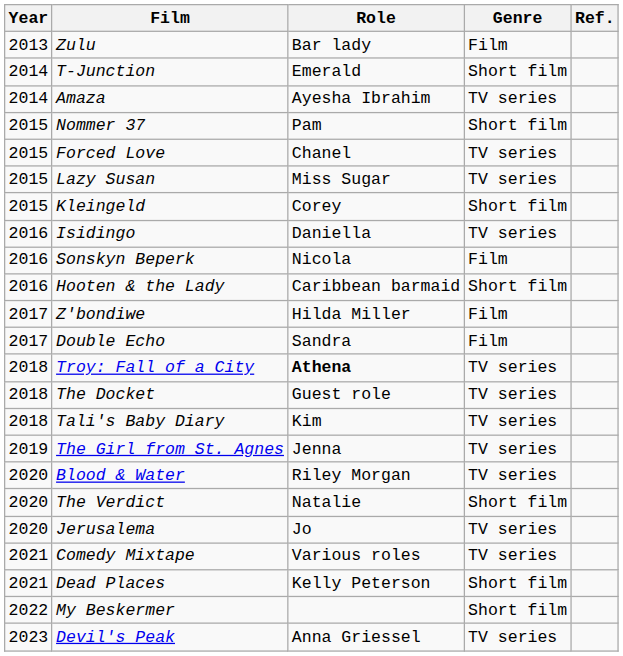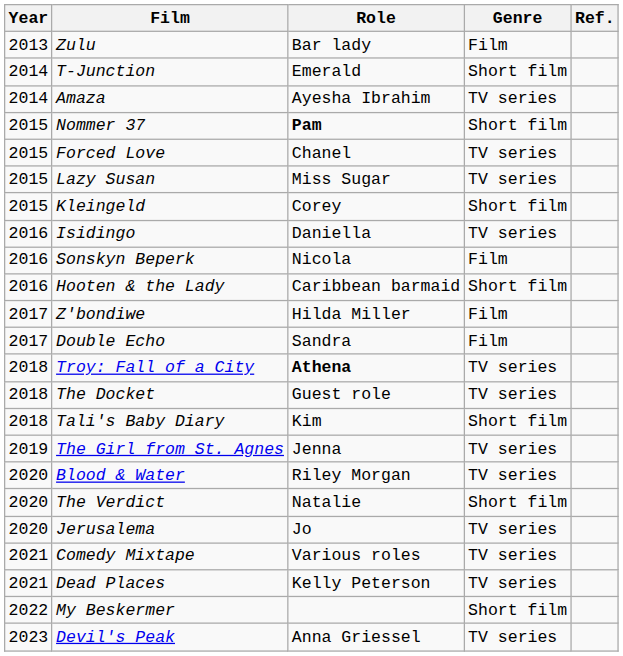(307, 126) normal -> (307, 126) bold
(513, 422) TV series -> (518, 422) Short film
(518, 583) Short film -> (513, 583) TV series
